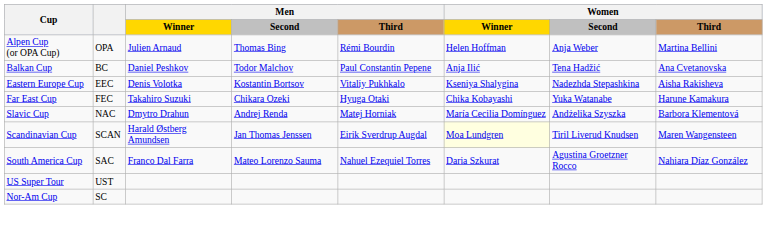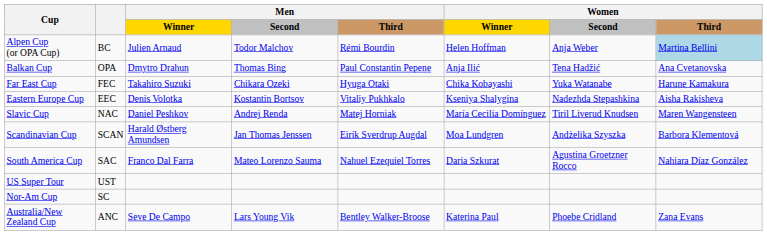(104, 47) OPA -> (104, 47) BC
(260, 47) Thomas Bing -> (264, 47) Todor Malchov
(688, 47) no background -> (688, 47) lightblue background
(102, 68) BC -> (107, 68) OPA
(158, 68) Daniel Peshkov -> (158, 68) Dmytro Drahun
(264, 68) Todor Malchov -> (260, 68) Thomas Bing
rows swapped: (45, 83) <-> (32, 99)
(158, 114) Dmytro Drahun -> (158, 114) Daniel Peshkov
(589, 114) Andżelika Szyszka -> (595, 114) Tiril Liverud Knudsen
(698, 114) Barbora Klementová -> (697, 114) Maren Wangensteen
(475, 134) lightyellow background -> (475, 134) no background
(595, 134) Tiril Liverud Knudsen -> (589, 134) Andżelika Szyszka
(697, 134) Maren Wangensteen -> (698, 134) Barbora Klementová
+ row: (35, 217)
